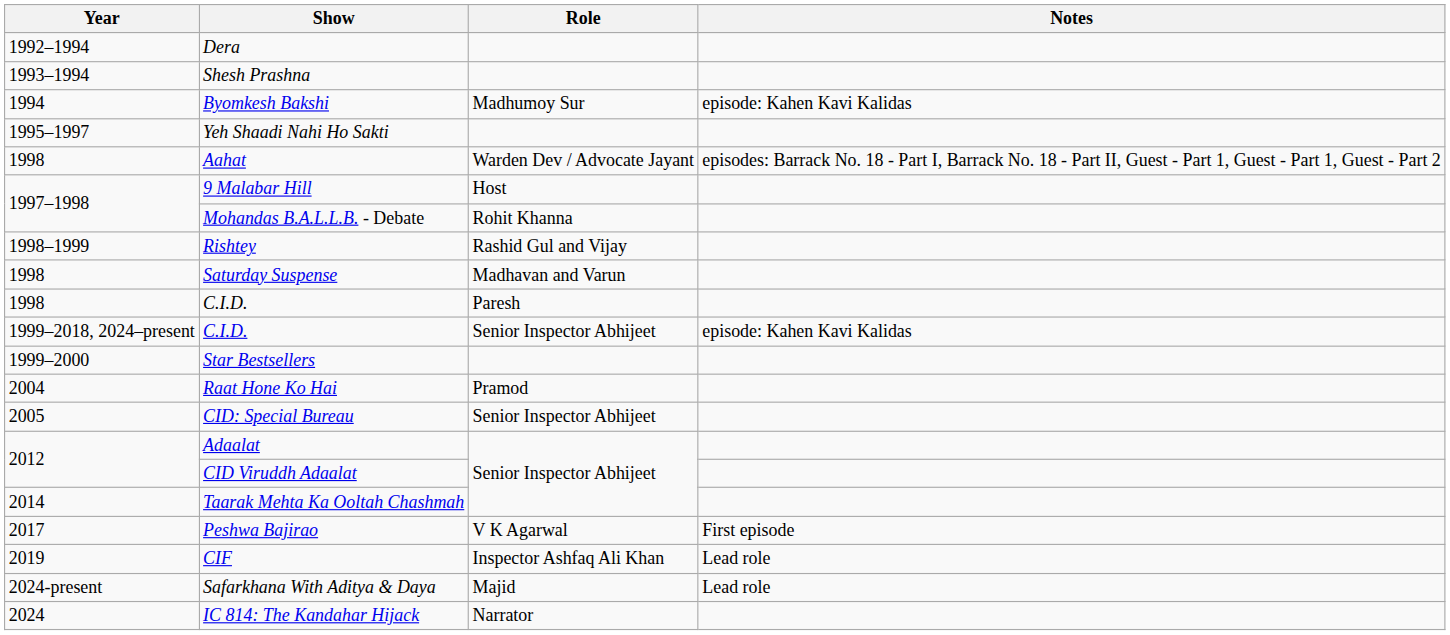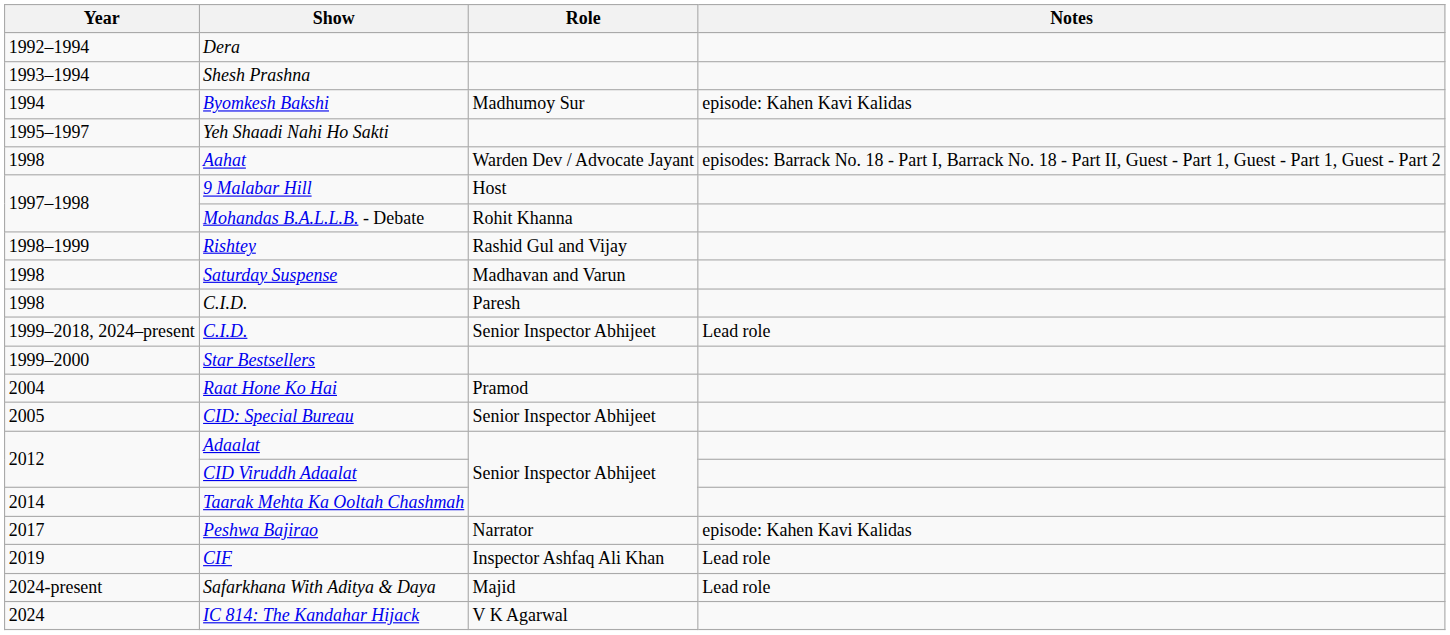(807, 331) episode: Kahen Kavi Kalidas -> (736, 331) Lead role
(520, 530) V K Agarwal -> (503, 530) Narrator
(748, 530) First episode -> (807, 530) episode: Kahen Kavi Kalidas
(503, 615) Narrator -> (520, 615) V K Agarwal
